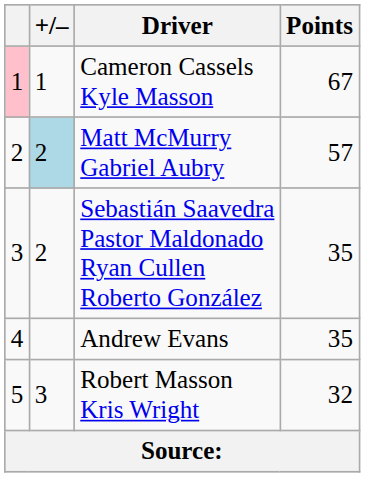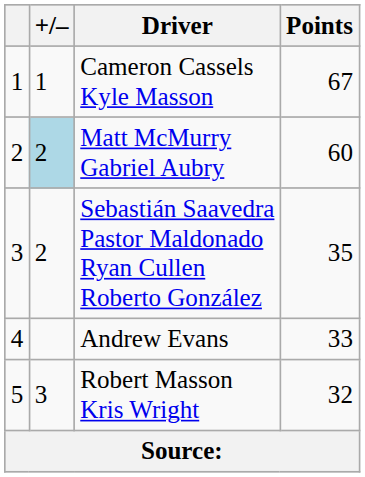(17, 81) pink background -> (17, 81) no background
(340, 152) 57 -> (340, 152) 60
(340, 339) 35 -> (340, 339) 33
